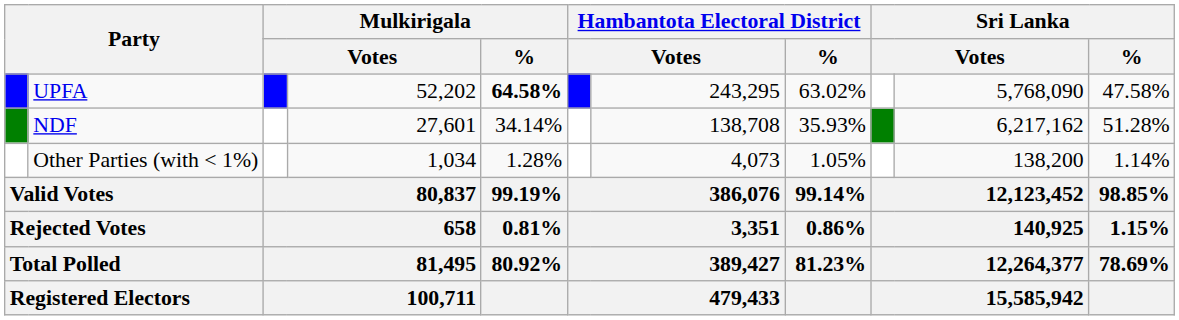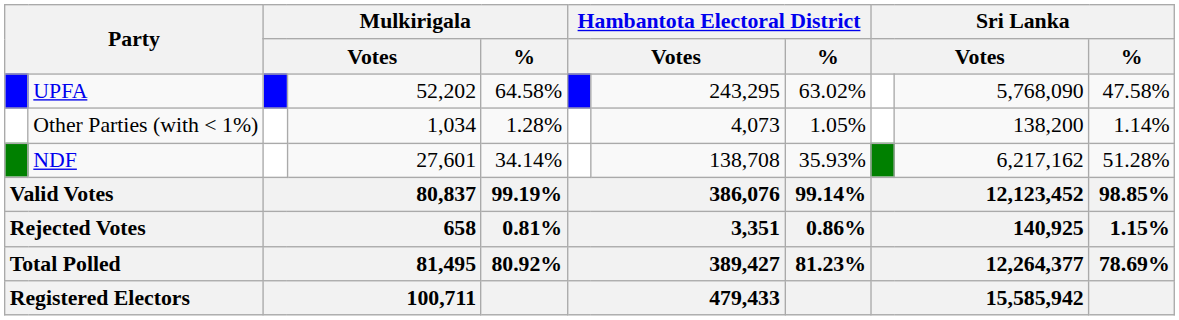(527, 90) bold -> (529, 90) normal
rows swapped: (55, 125) <-> (146, 159)
